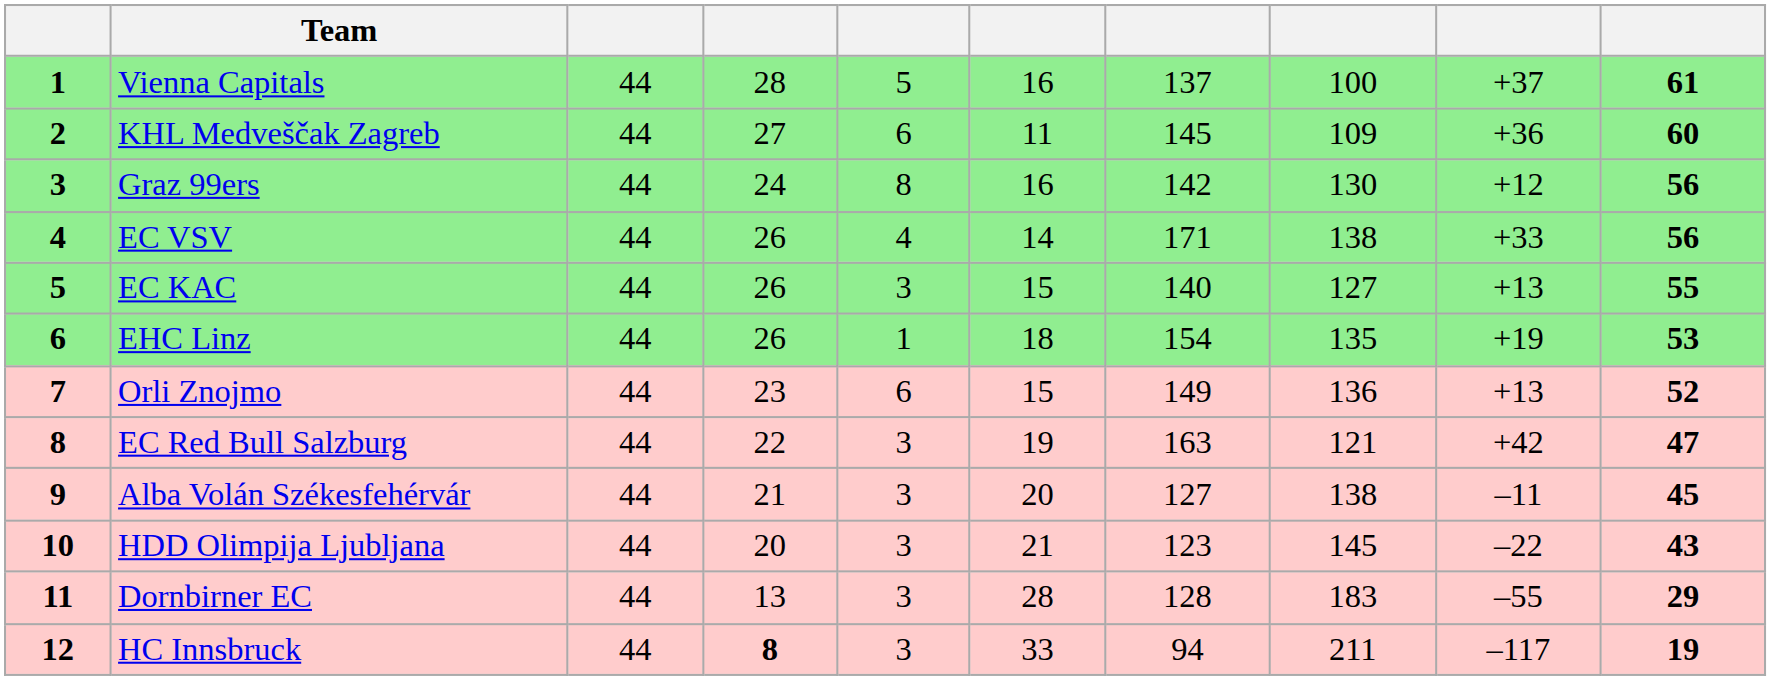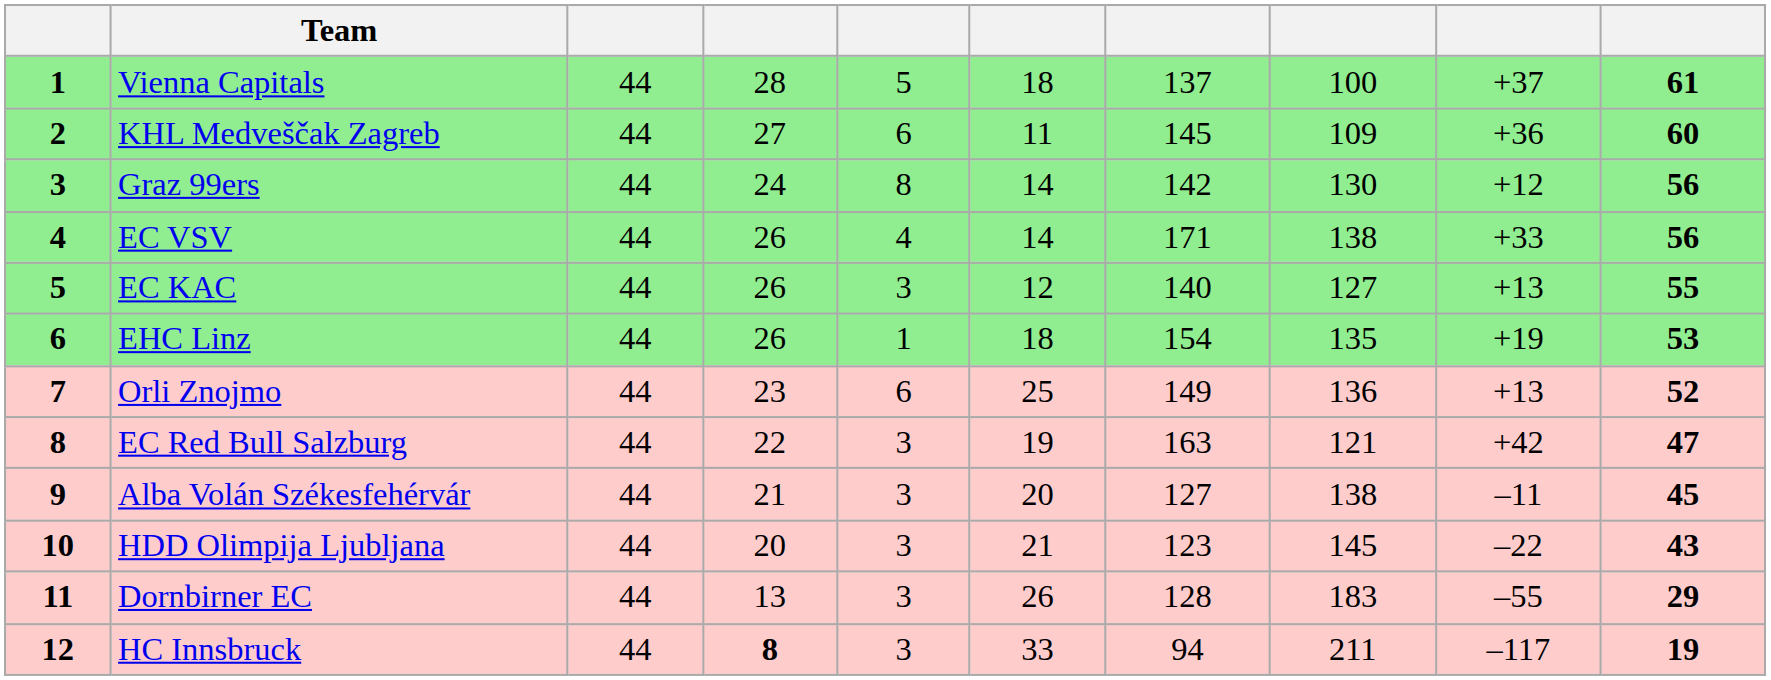(1037, 81) 16 -> (1037, 81) 18
(1037, 184) 16 -> (1037, 184) 14
(1037, 287) 15 -> (1037, 287) 12
(1037, 390) 15 -> (1037, 390) 25
(1037, 596) 28 -> (1037, 596) 26
